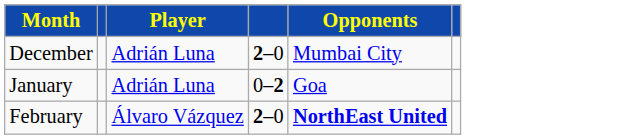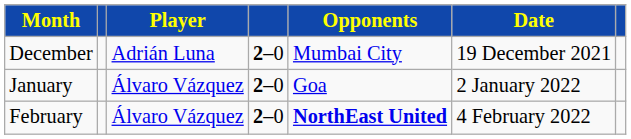+ column: (534, 20)
(163, 85) Adrián Luna -> (178, 85) Álvaro Vázquez
(268, 85) 0–2 -> (268, 85) 2–0
